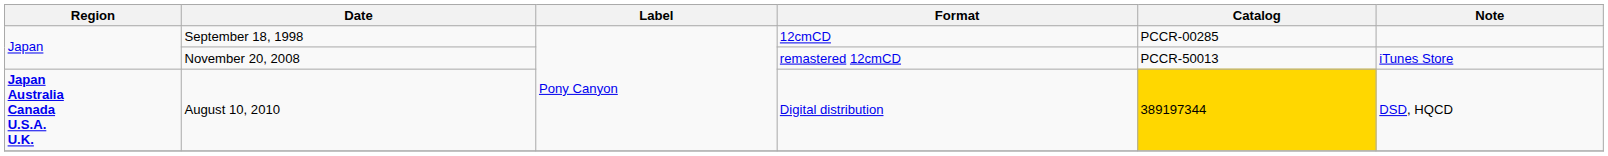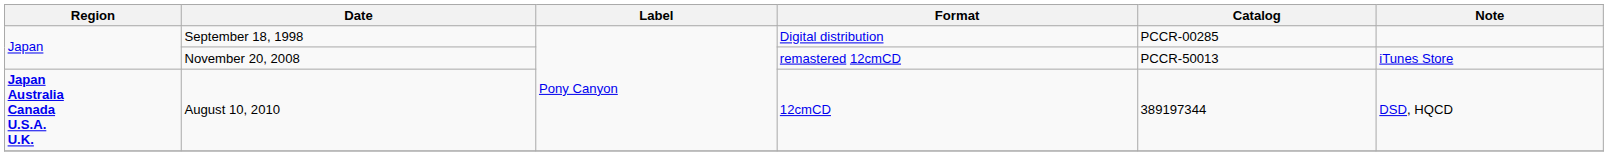(805, 37) 12cmCD -> (832, 37) Digital distribution
(832, 110) Digital distribution -> (805, 110) 12cmCD
(1173, 110) gold background -> (1173, 110) no background
